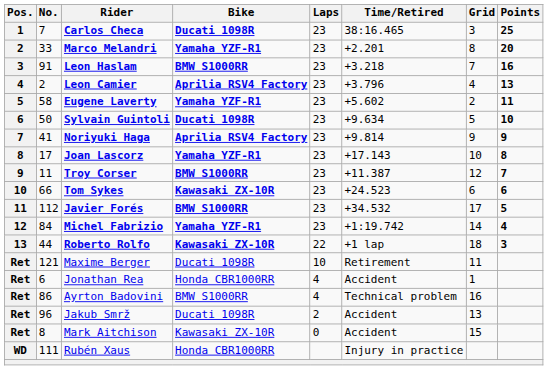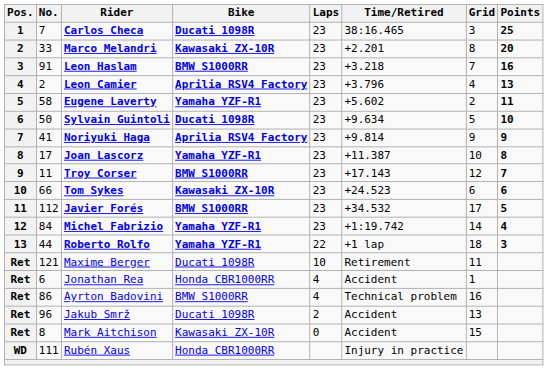(218, 49) Yamaha YZF-R1 -> (225, 49) Kawasaki ZX-10R
(368, 156) +17.143 -> (368, 156) +11.387
(368, 173) +11.387 -> (368, 173) +17.143
(225, 244) Kawasaki ZX-10R -> (218, 244) Yamaha YZF-R1
